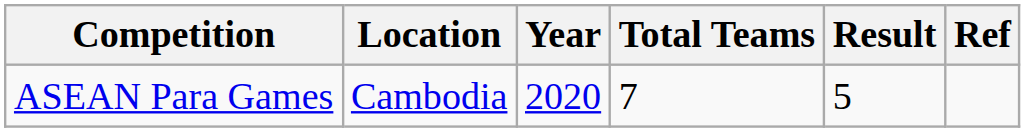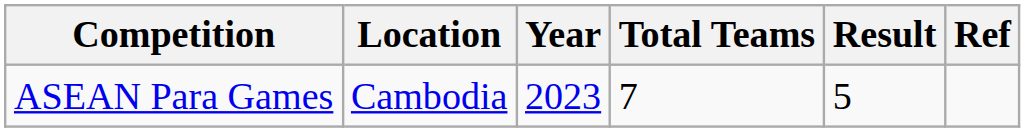(563, 95) 2020 -> (563, 95) 2023
